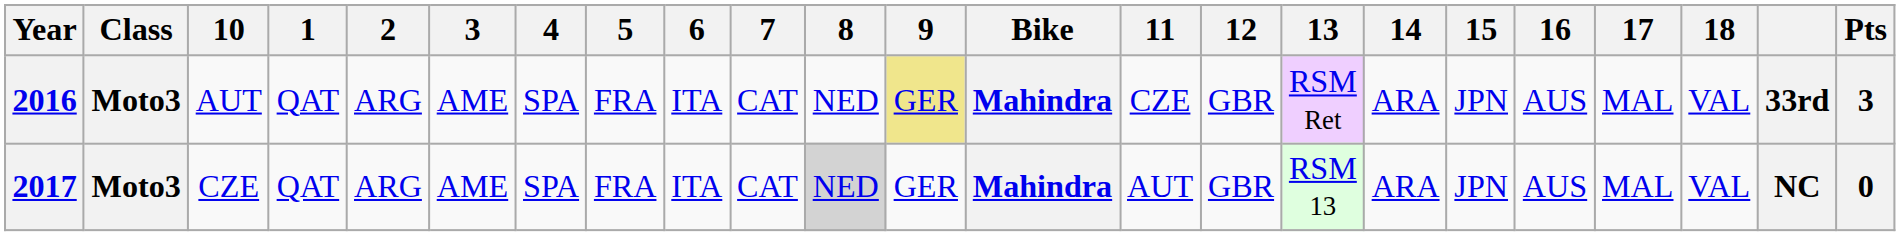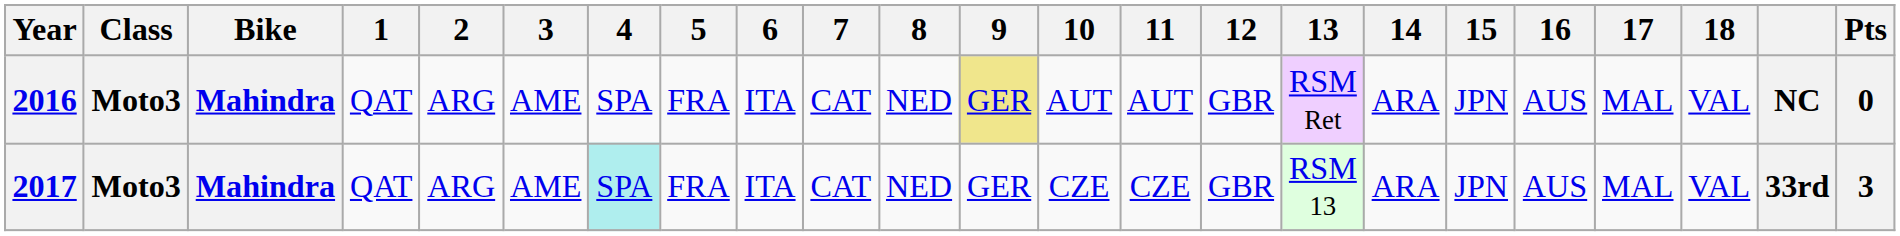columns swapped: (1042, 30) <-> (229, 30)
(1160, 99) CZE -> (1160, 99) AUT
(1797, 99) 33rd -> (1797, 99) NC
(1866, 99) 3 -> (1866, 99) 0
(551, 186) no background -> (624, 186) paleturquoise background
(846, 186) lightgrey background -> (919, 186) no background
(1160, 186) AUT -> (1160, 186) CZE
(1797, 186) NC -> (1797, 186) 33rd
(1866, 186) 0 -> (1866, 186) 3
